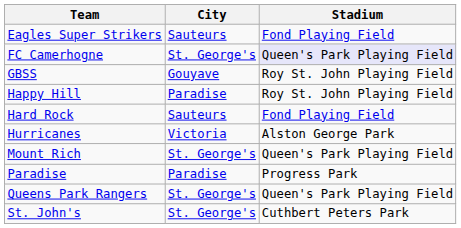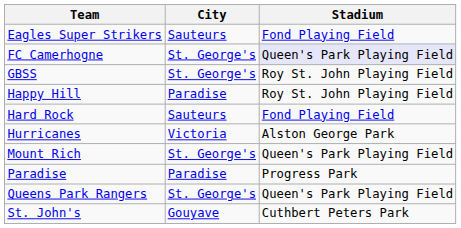(193, 74) Gouyave -> (212, 74) St. George's
(212, 214) St. George's -> (193, 214) Gouyave
